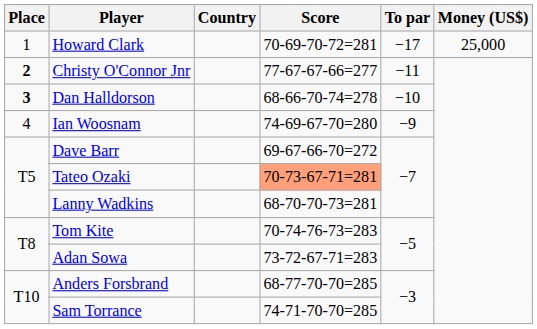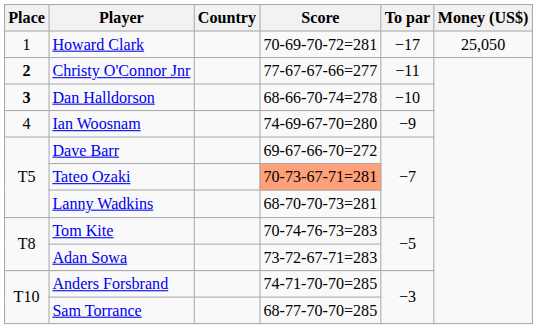(483, 44) 25,000 -> (483, 44) 25,050
(320, 283) 68-77-70-70=285 -> (320, 283) 74-71-70-70=285
(320, 310) 74-71-70-70=285 -> (320, 310) 68-77-70-70=285
